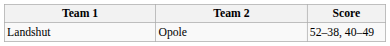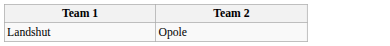- column: (346, 13)
